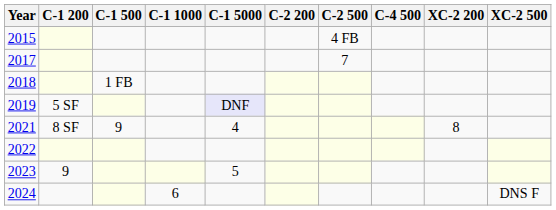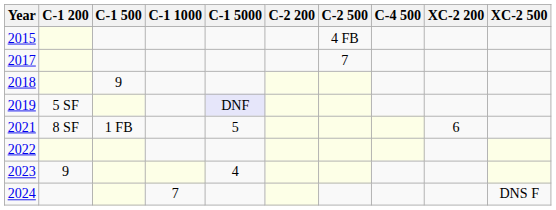(119, 82) 1 FB -> (119, 82) 9
(119, 127) 9 -> (119, 127) 1 FB
(235, 127) 4 -> (235, 127) 5
(456, 127) 8 -> (456, 127) 6
(235, 171) 5 -> (235, 171) 4
(175, 194) 6 -> (175, 194) 7
